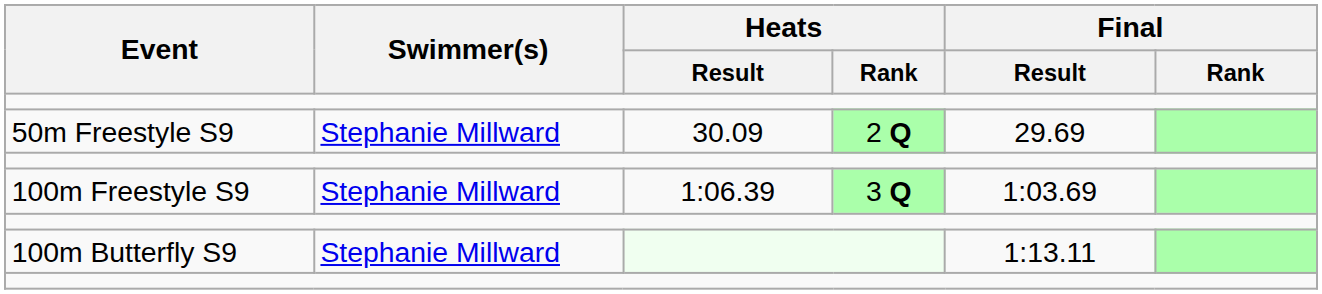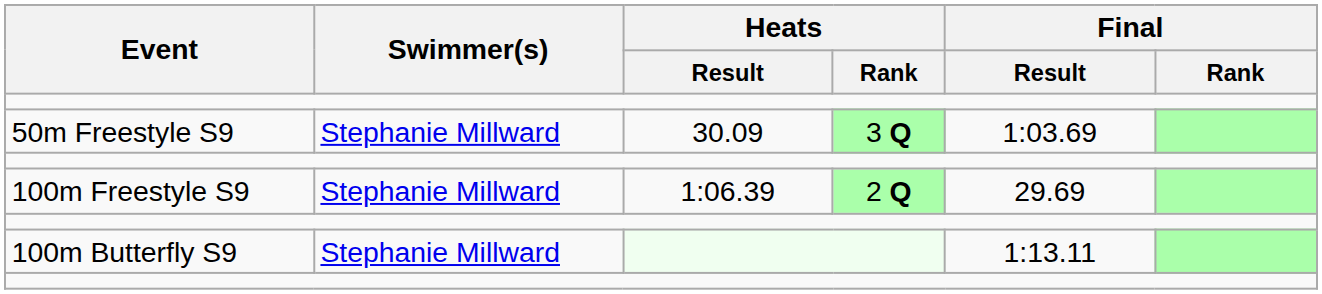(889, 132) 2 Q -> (889, 132) 3 Q
(1050, 132) 29.69 -> (1050, 132) 1:03.69
(889, 192) 3 Q -> (889, 192) 2 Q
(1050, 192) 1:03.69 -> (1050, 192) 29.69
